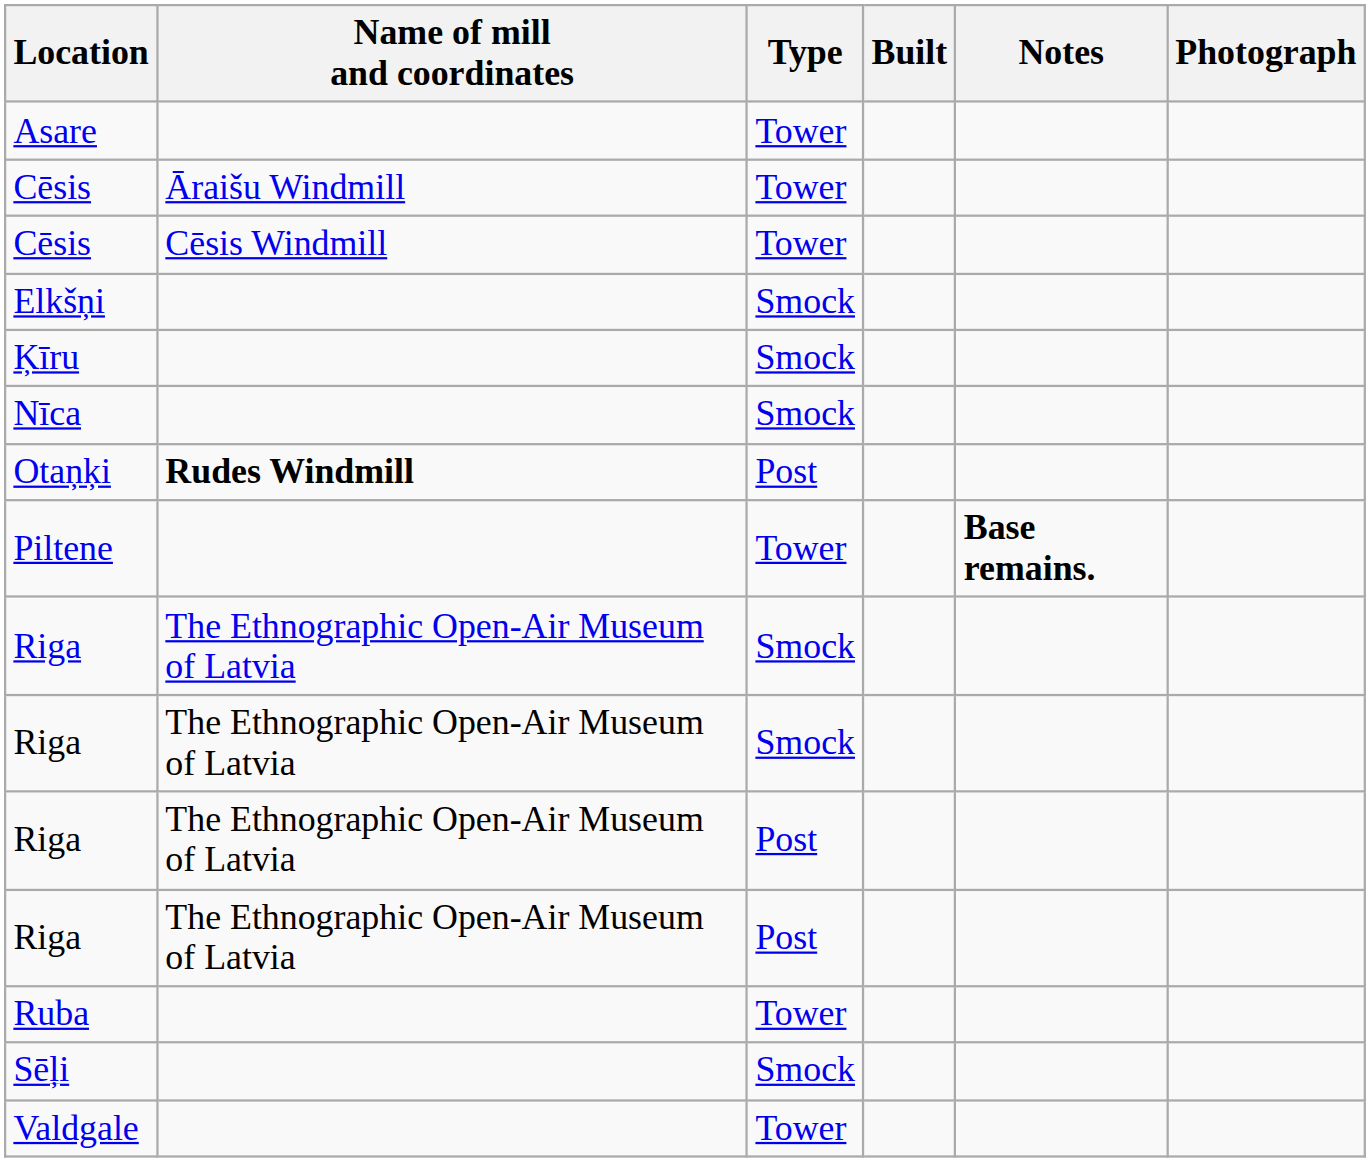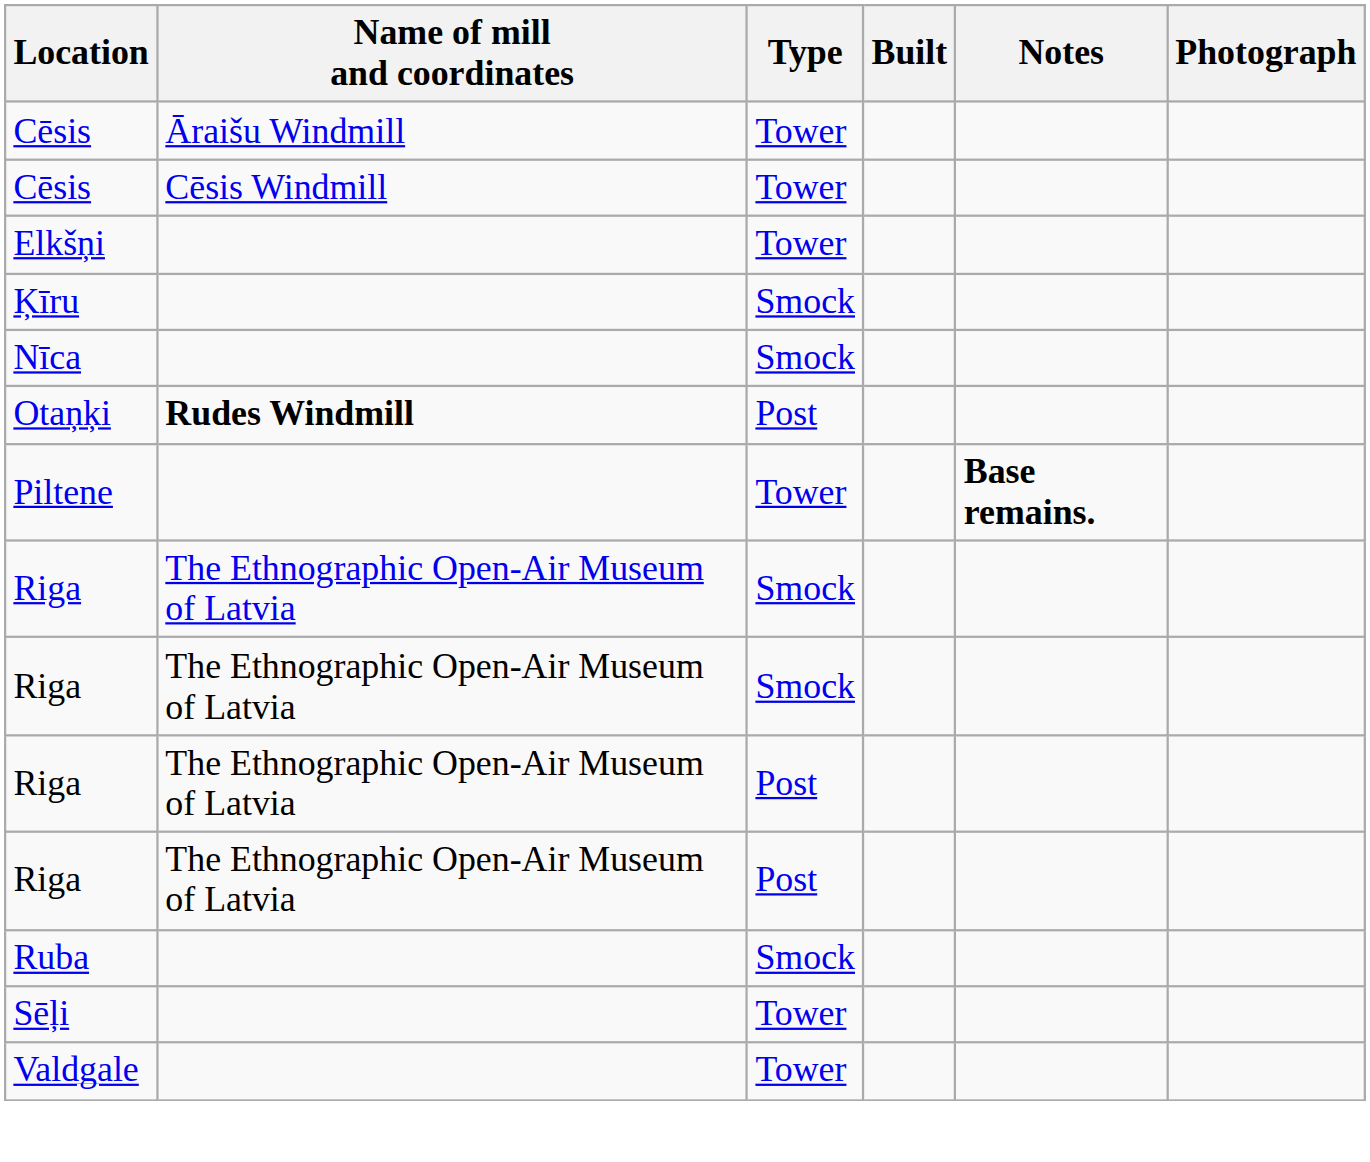- row: (55, 130)
(805, 300) Smock -> (801, 243) Tower
(801, 1013) Tower -> (805, 956) Smock
(805, 1070) Smock -> (801, 1013) Tower
